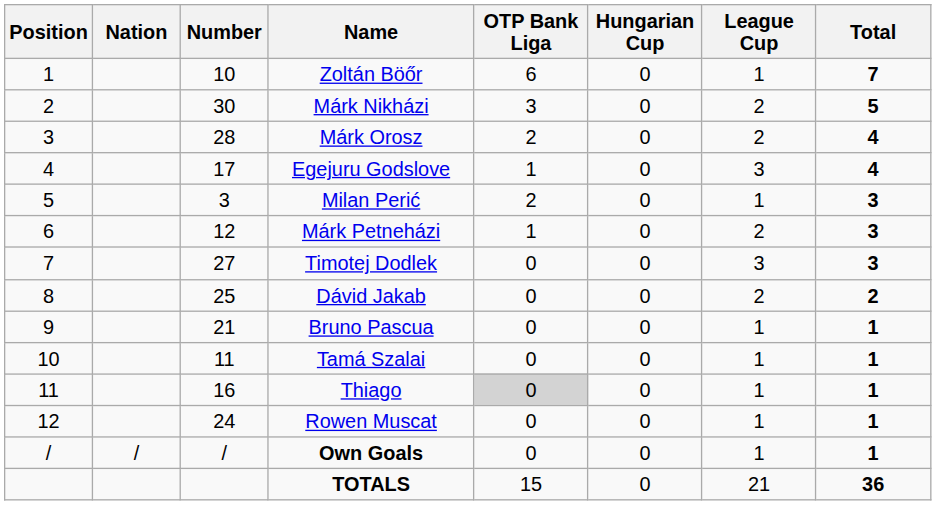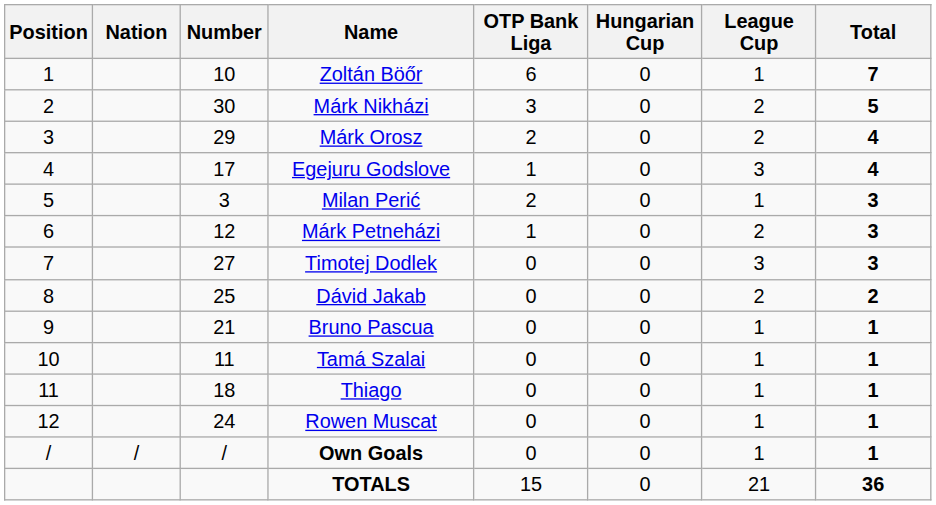(224, 137) 28 -> (224, 137) 29
(224, 390) 16 -> (224, 390) 18
(531, 390) lightgrey background -> (531, 390) no background
